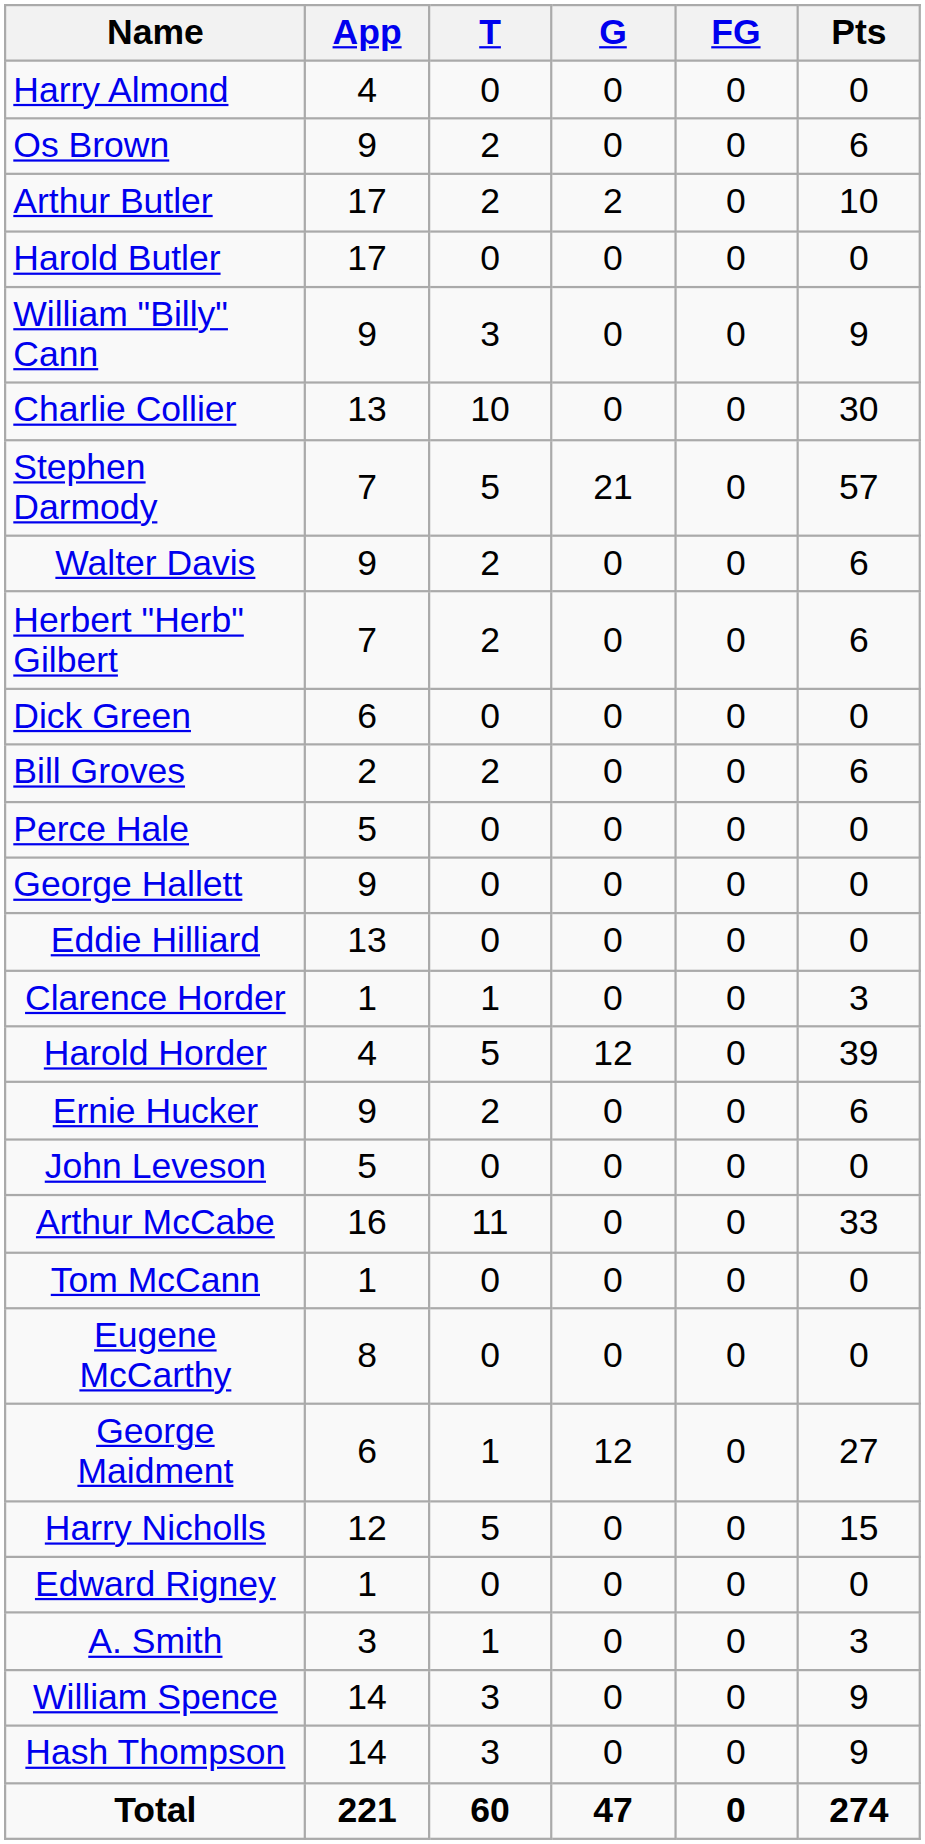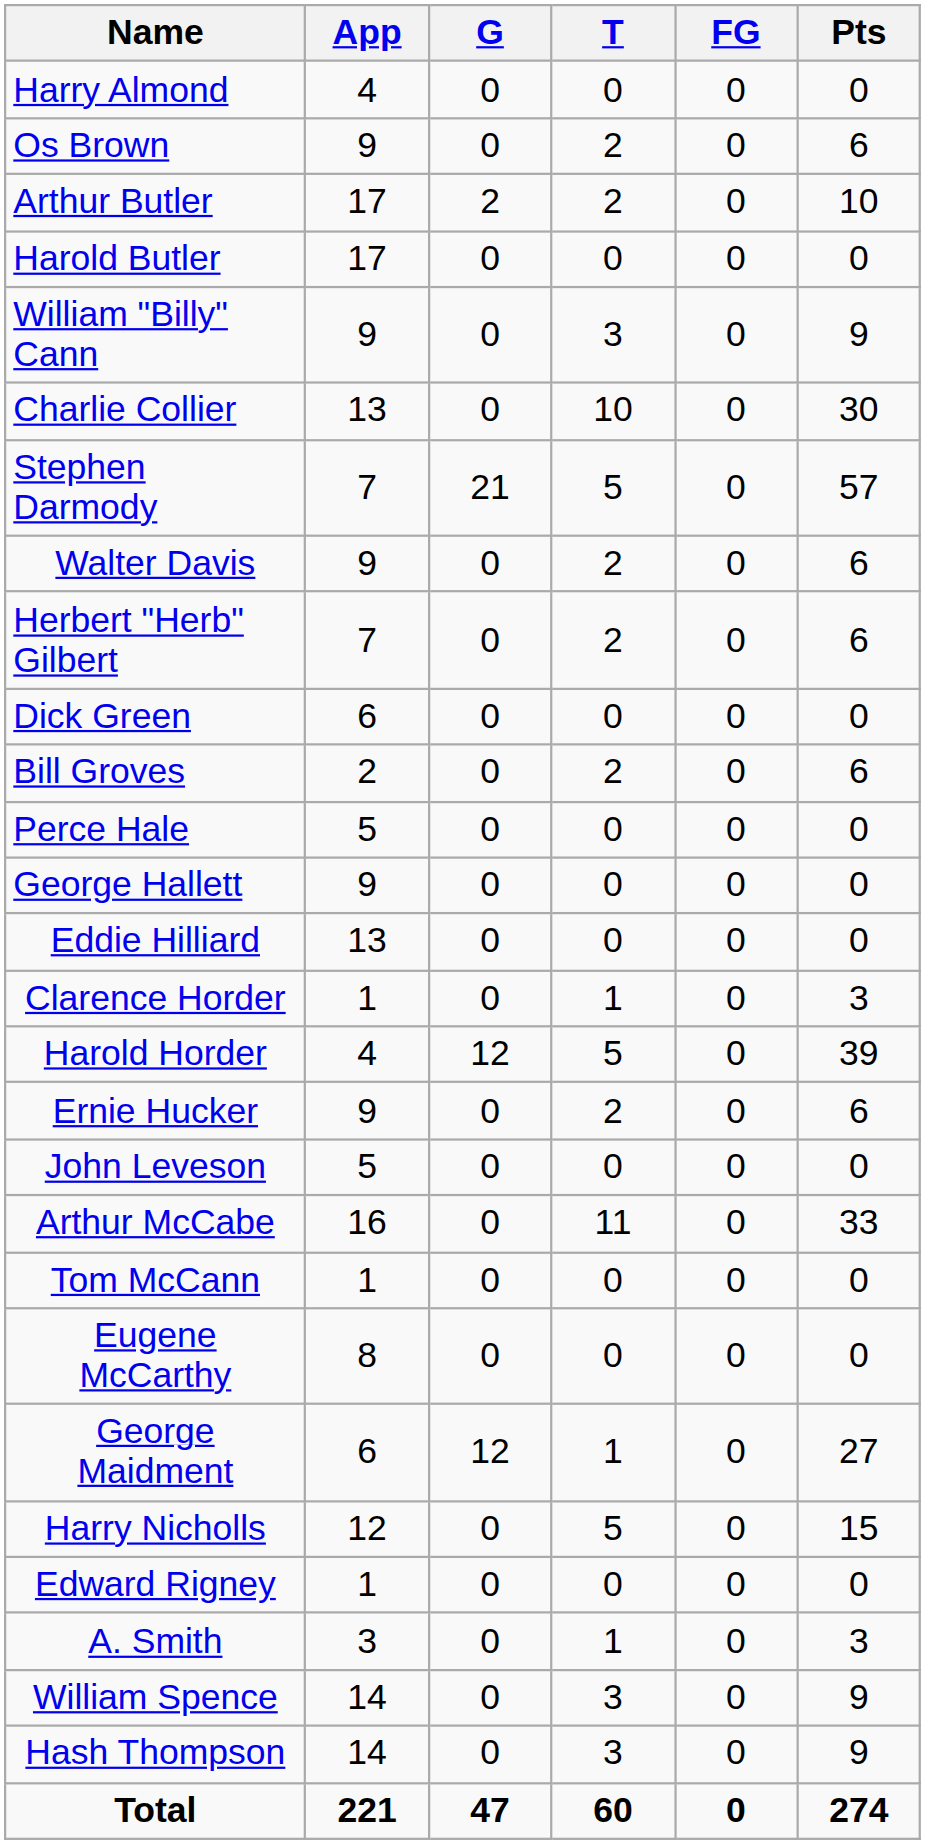columns swapped: (490, 32) <-> (613, 32)
